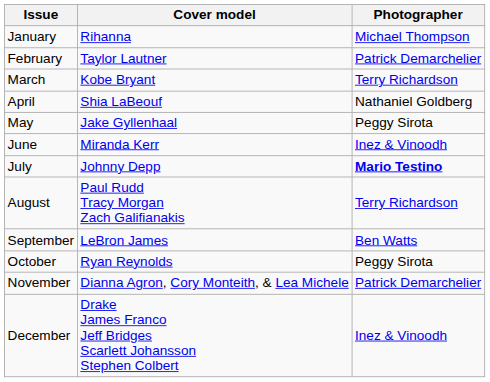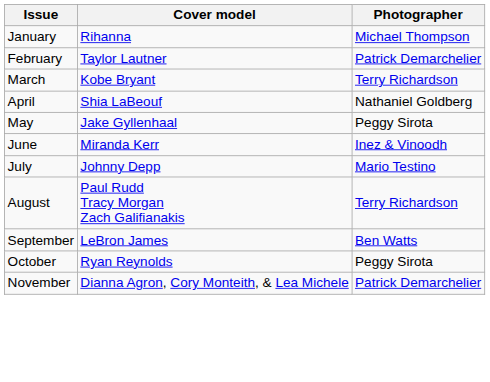(399, 166) bold -> (395, 166) normal
- row: (39, 335)
